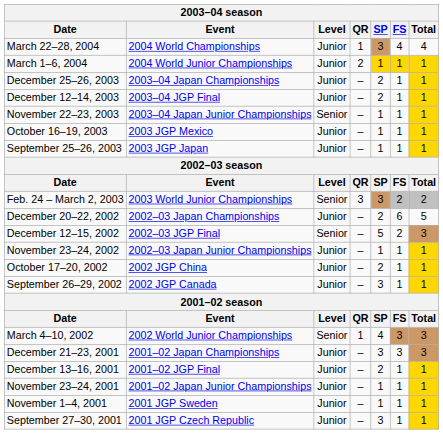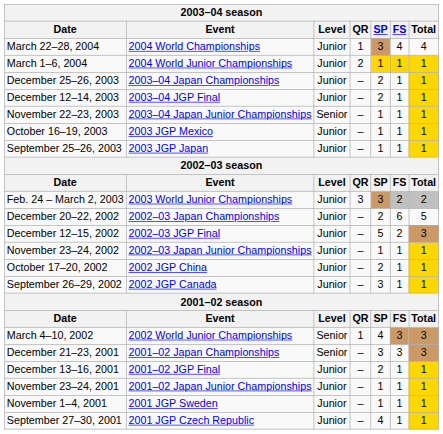(332, 200) Senior -> (332, 200) Junior
(332, 234) Senior -> (332, 234) Junior
(332, 353) Junior -> (332, 353) Senior
(381, 421) 3 -> (381, 421) 4
